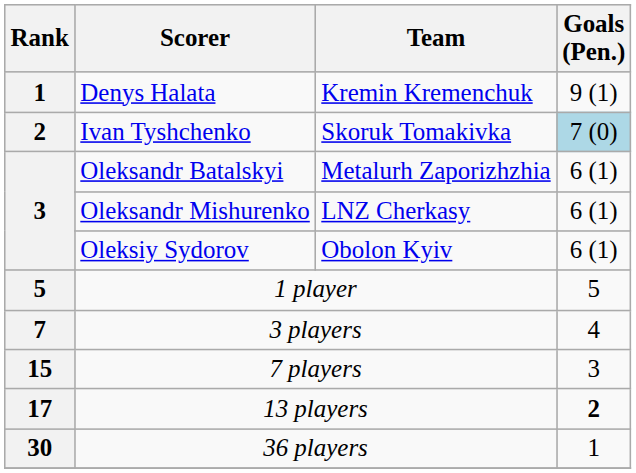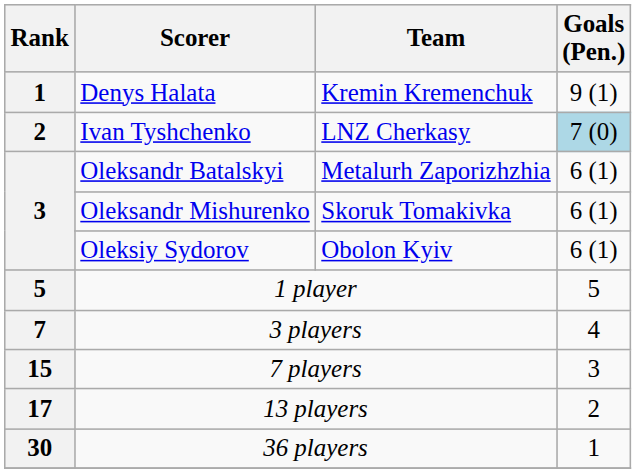(416, 131) Skoruk Tomakivka -> (396, 131) LNZ Cherkasy
(396, 210) LNZ Cherkasy -> (416, 210) Skoruk Tomakivka
(594, 408) bold -> (594, 408) normal
